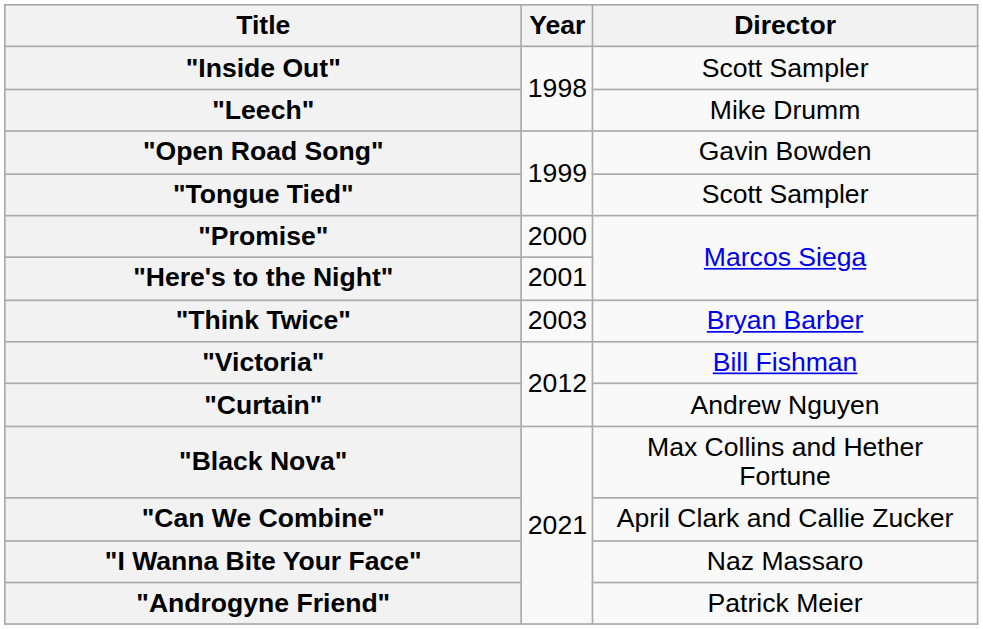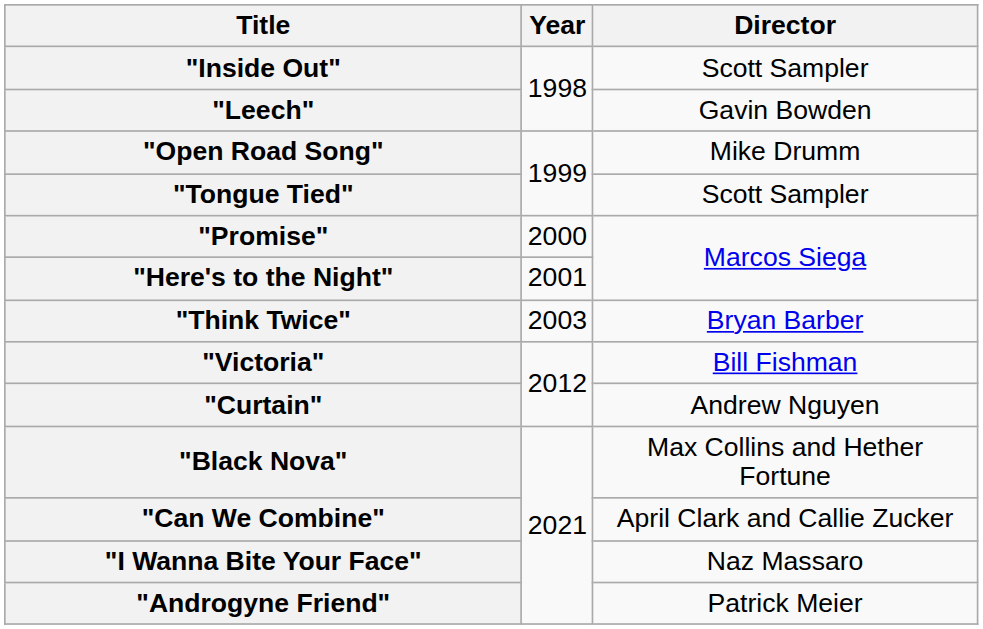(785, 109) Mike Drumm -> (785, 109) Gavin Bowden
(785, 151) Gavin Bowden -> (785, 151) Mike Drumm
